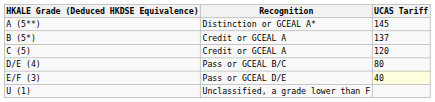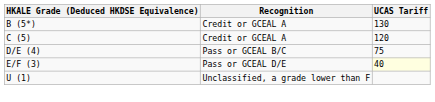- row: (24, 24)
(381, 38) 137 -> (381, 24) 130
(379, 64) 80 -> (379, 51) 75
